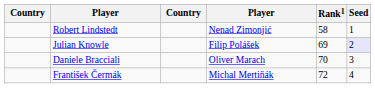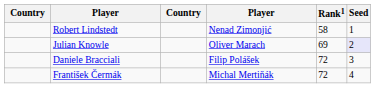(234, 45) Filip Polášek -> (237, 45) Oliver Marach
(237, 60) Oliver Marach -> (234, 60) Filip Polášek
(323, 60) 70 -> (323, 60) 72
